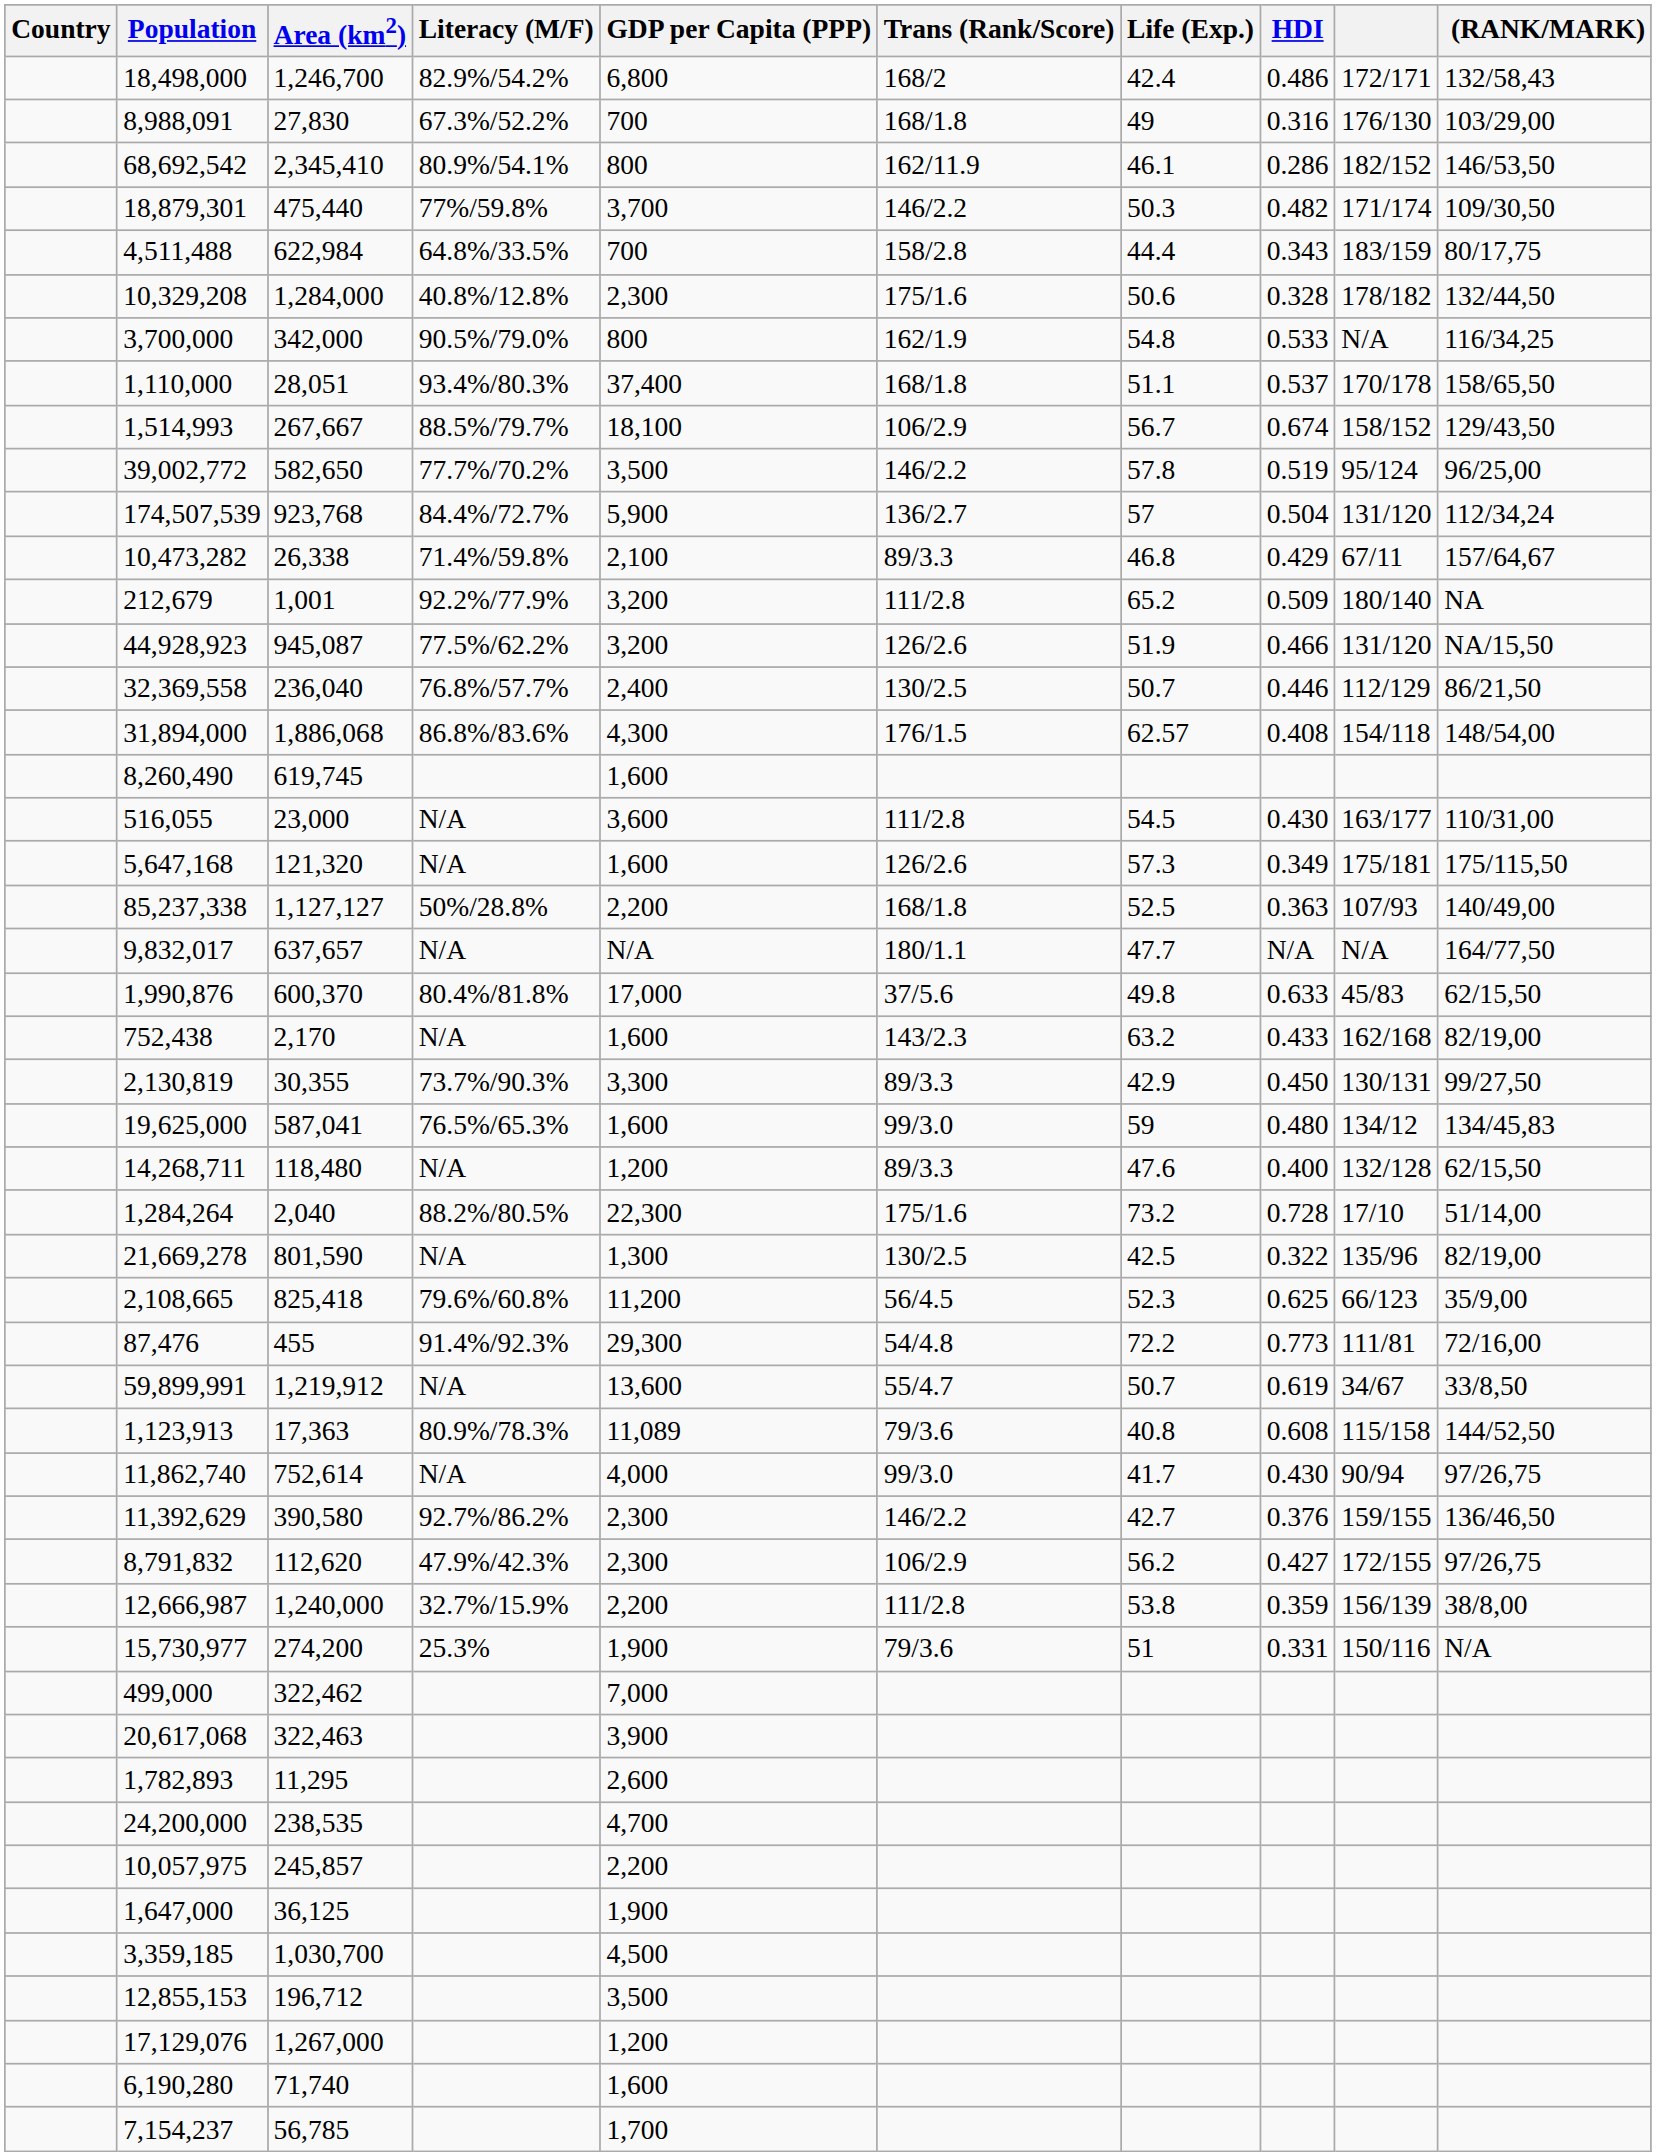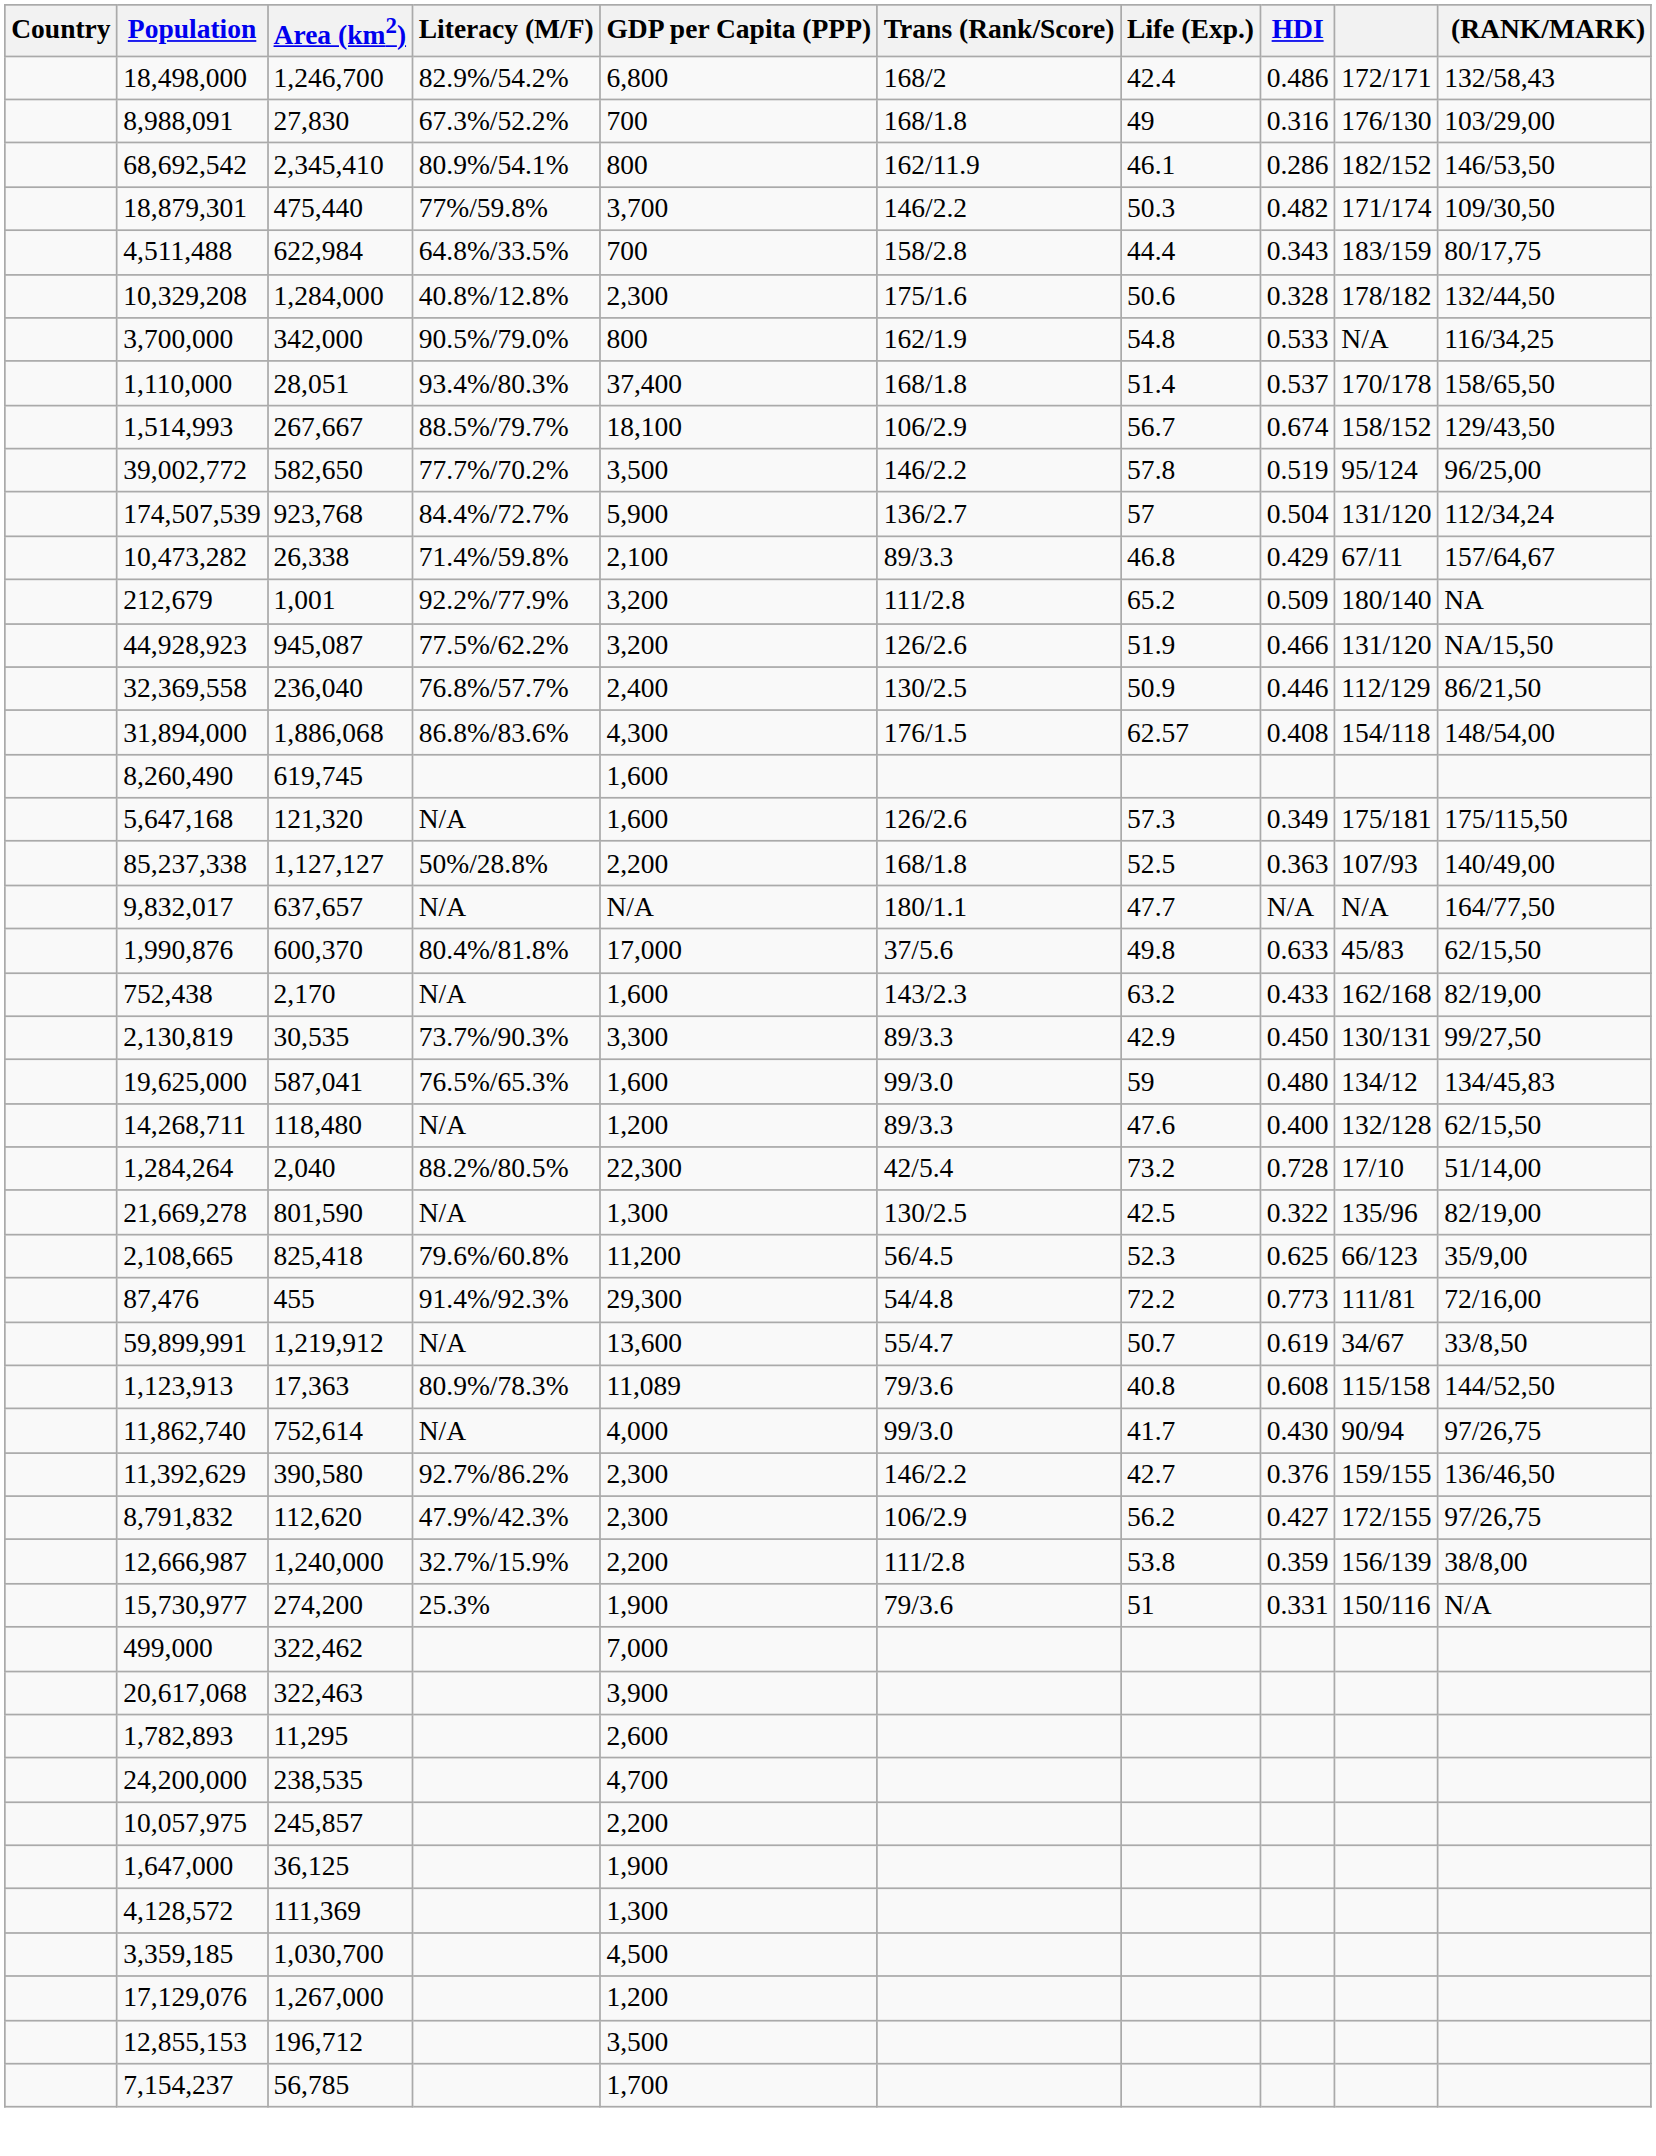(1151, 382) 51.1 -> (1151, 382) 51.4
(1151, 688) 50.7 -> (1151, 688) 50.9
- row: (168, 819)
(311, 1081) 30,355 -> (311, 1037) 30,535
(925, 1212) 175/1.6 -> (919, 1168) 42/5.4
+ row: (178, 1910)
rows swapped: (185, 2041) <-> (185, 1997)
- row: (178, 2085)
